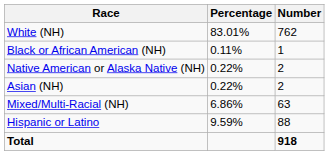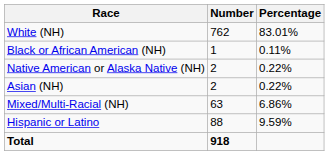columns swapped: (299, 13) <-> (241, 13)
